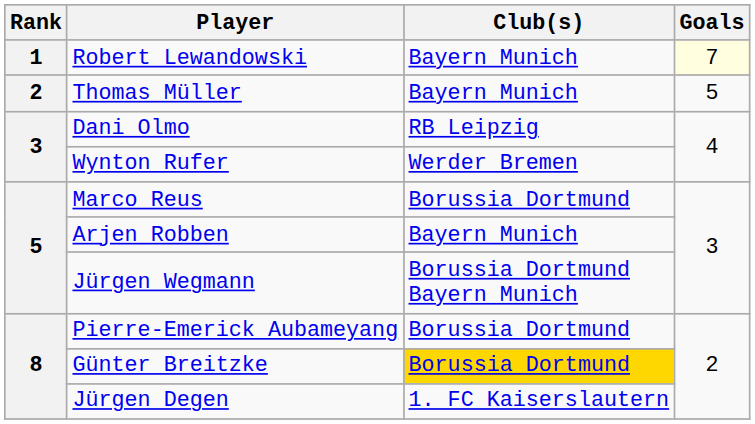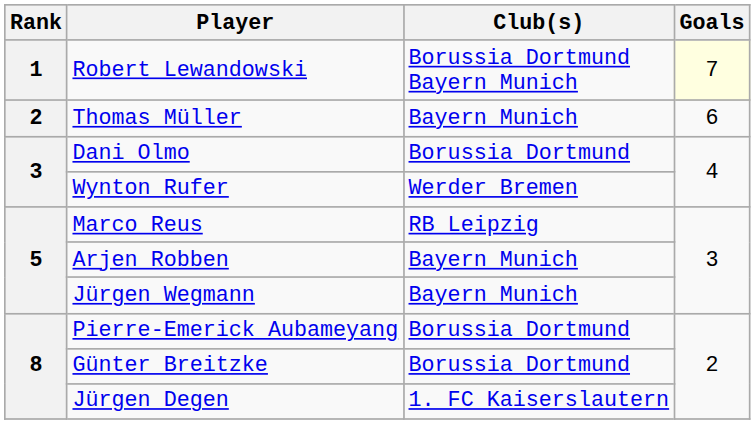(493, 58) Bayern Munich -> (519, 70) Borussia Dortmund Bayern Munich
(712, 93) 5 -> (712, 118) 6
(474, 129) RB Leipzig -> (519, 154) Borussia Dortmund
(519, 199) Borussia Dortmund -> (474, 224) RB Leipzig
(519, 283) Borussia Dortmund Bayern Munich -> (493, 295) Bayern Munich
(519, 366) gold background -> (519, 366) no background
